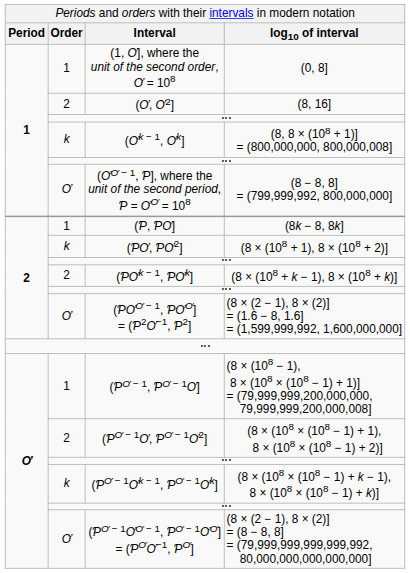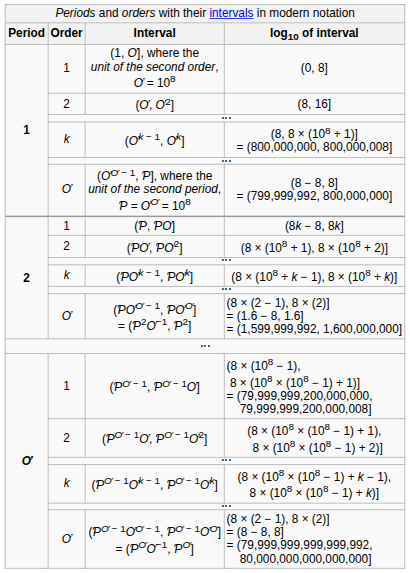(67, 246) k -> (67, 246) 2
(67, 275) 2 -> (67, 275) k
